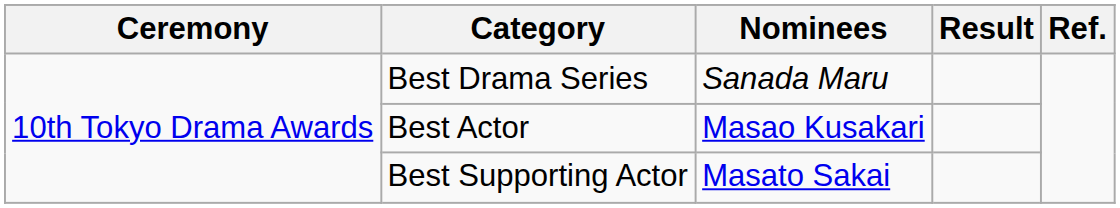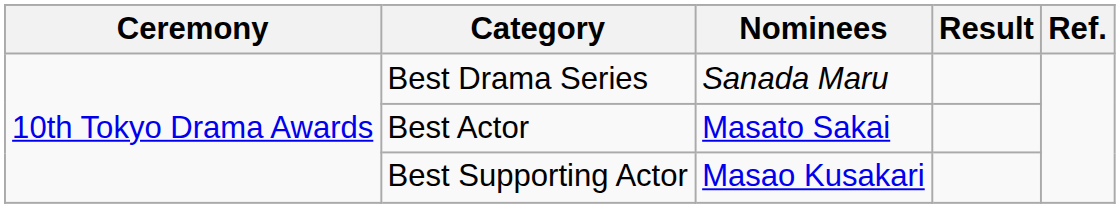(813, 127) Masao Kusakari -> (796, 127) Masato Sakai
(796, 176) Masato Sakai -> (813, 176) Masao Kusakari
